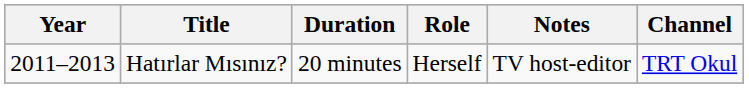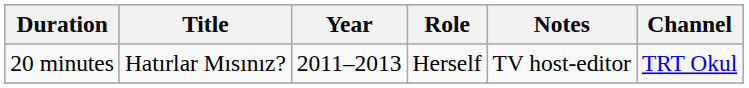columns swapped: (63, 24) <-> (350, 24)
